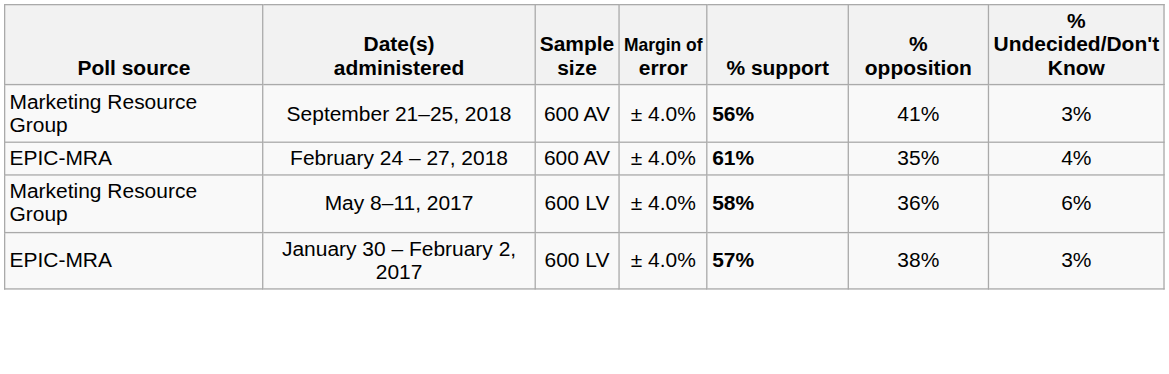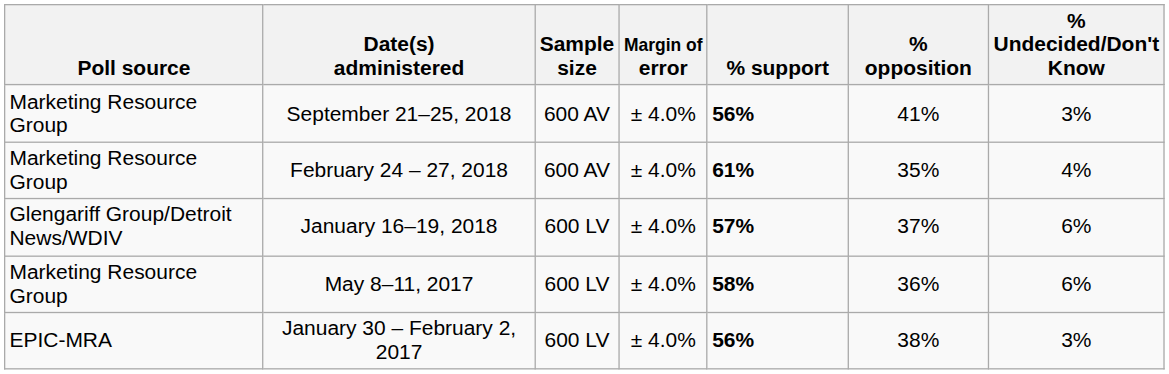(61, 158) EPIC-MRA -> (103, 170) Marketing Resource Group
+ row: (399, 226)
(733, 260) 57% -> (733, 340) 56%
